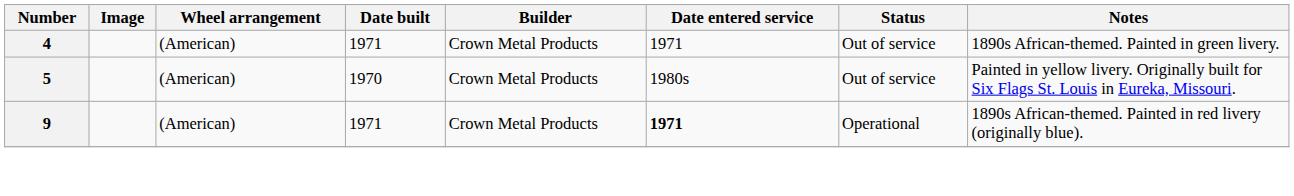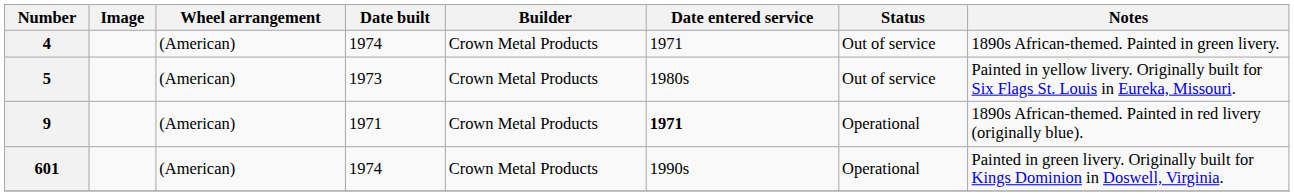(366, 43) 1971 -> (366, 43) 1974
(366, 79) 1970 -> (366, 79) 1973
+ row: (47, 168)
